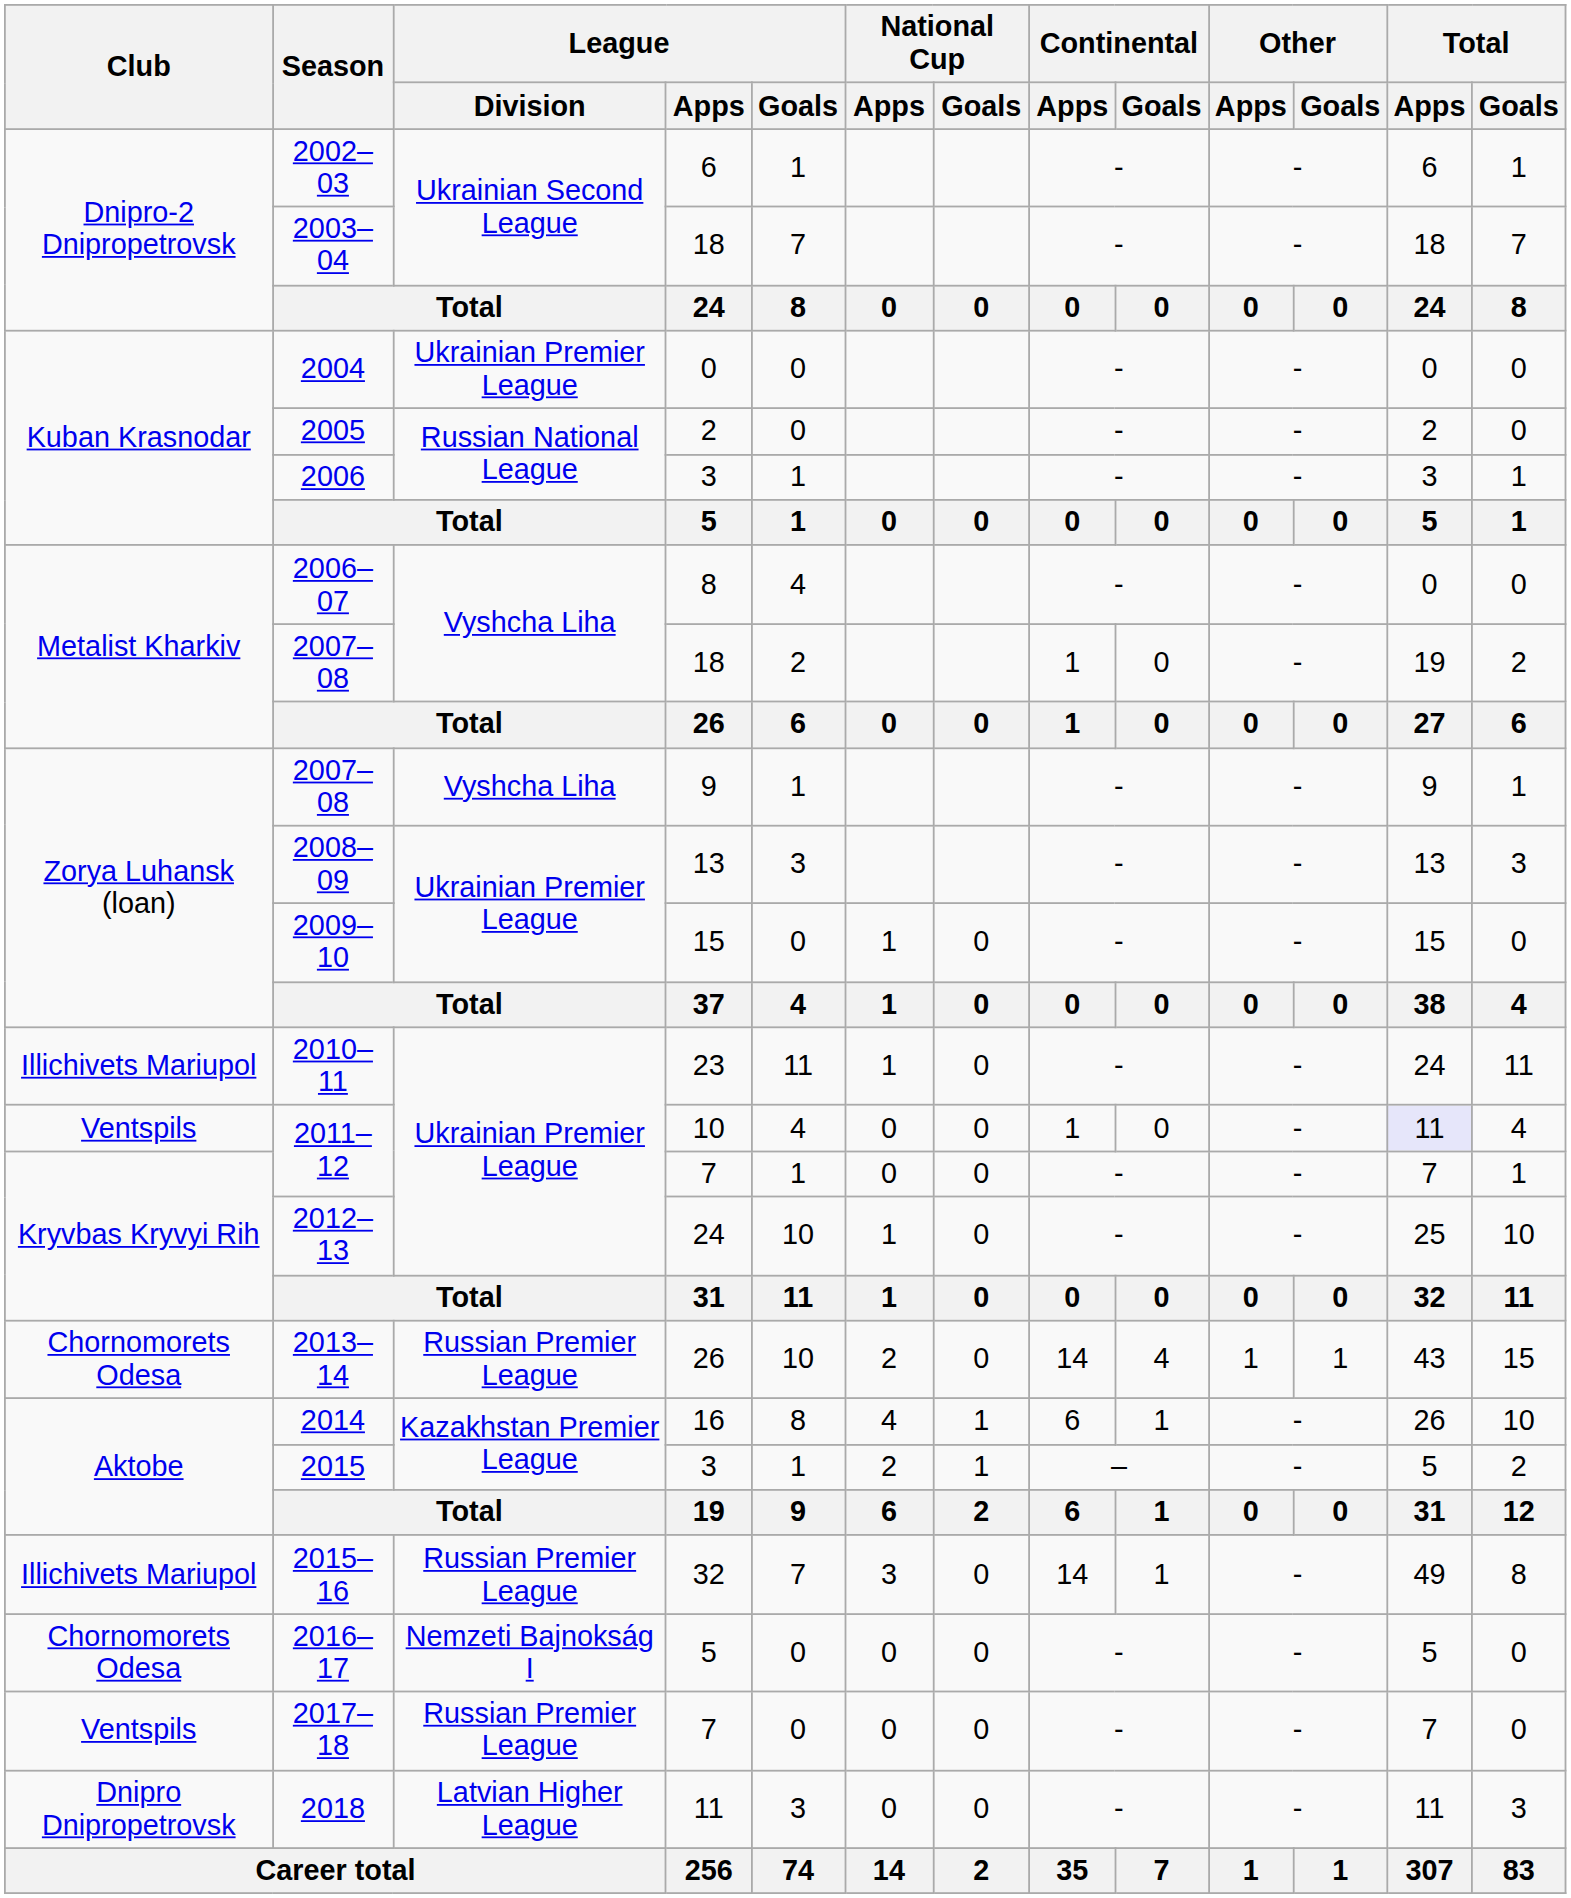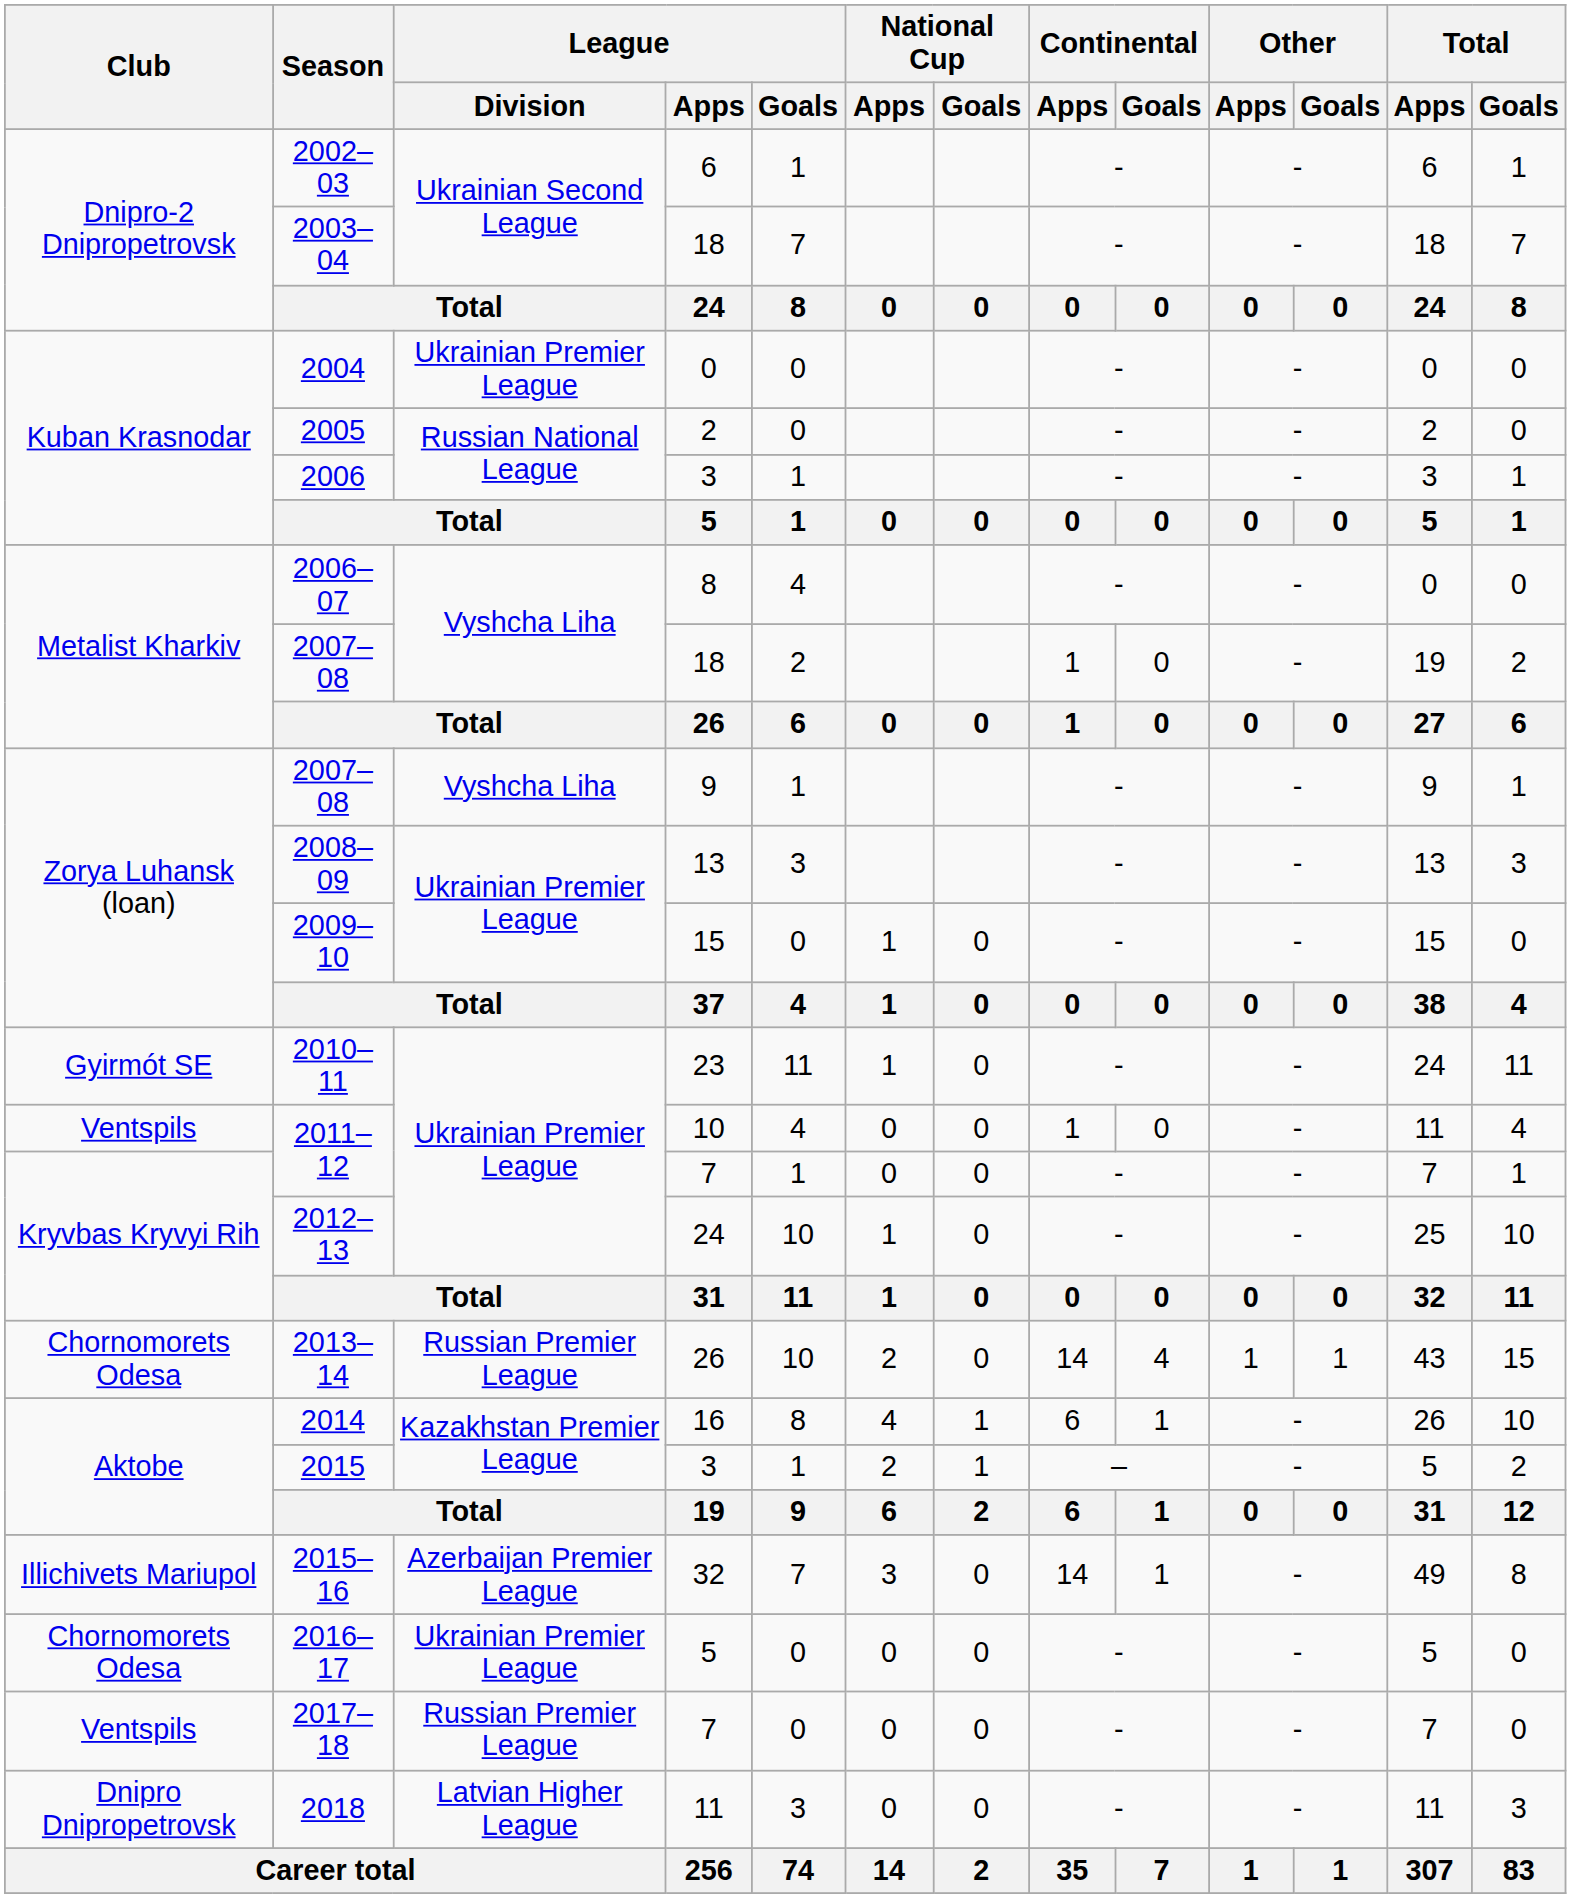(139, 1065) Illichivets Mariupol -> (139, 1065) Gyirmót SE
(1429, 1127) lavender background -> (1429, 1127) no background
(530, 1574) Russian Premier League -> (530, 1574) Azerbaijan Premier League
(530, 1652) Nemzeti Bajnokság I -> (530, 1652) Ukrainian Premier League
